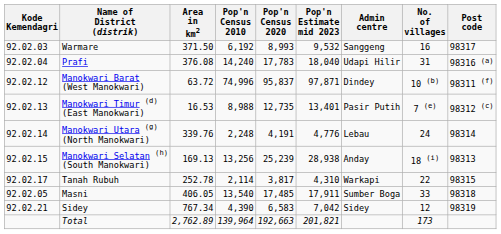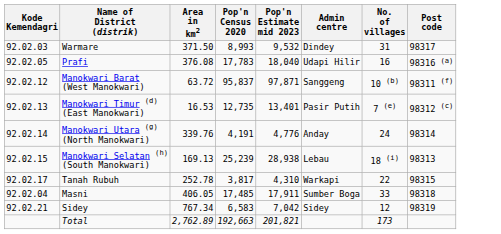- column: (236, 22)
(364, 47) Sanggeng -> (319, 47) Dindey
(425, 47) 16 -> (385, 47) 31
(27, 62) 92.02.04 -> (27, 62) 92.02.05
(425, 62) 31 -> (385, 62) 16
(359, 82) Dindey -> (324, 82) Sanggeng
(356, 133) Lebau -> (316, 133) Anday
(356, 160) Anday -> (316, 160) Lebau
(27, 194) 92.02.05 -> (27, 194) 92.02.04
